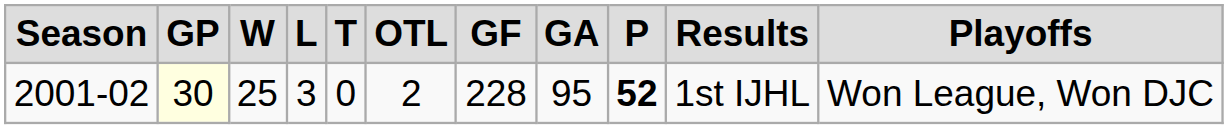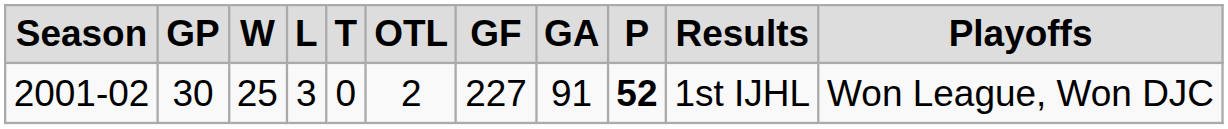(193, 92) lightyellow background -> (193, 92) no background
(496, 92) 228 -> (496, 92) 227
(572, 92) 95 -> (572, 92) 91
